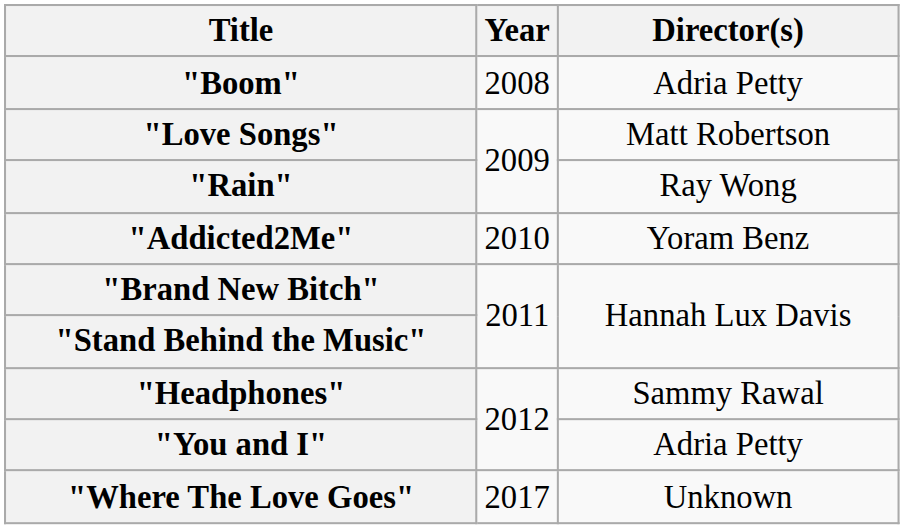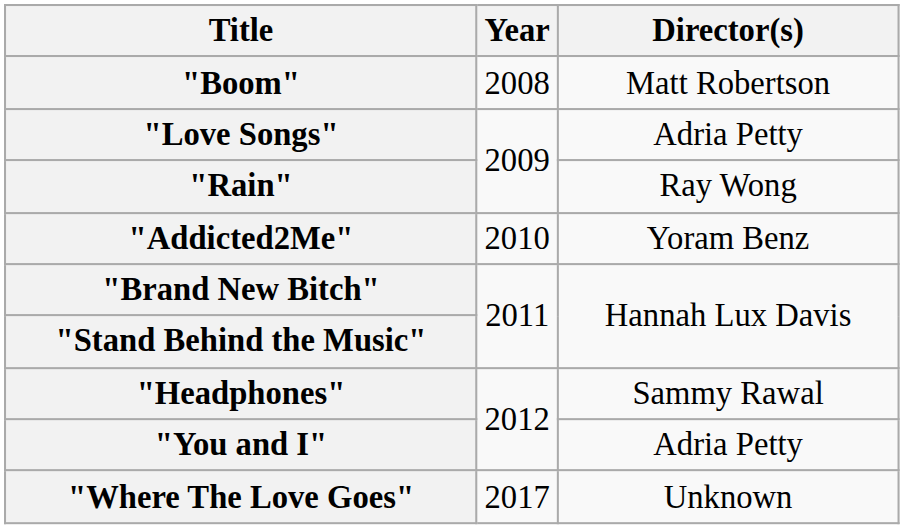(728, 82) Adria Petty -> (728, 82) Matt Robertson
(728, 133) Matt Robertson -> (728, 133) Adria Petty
